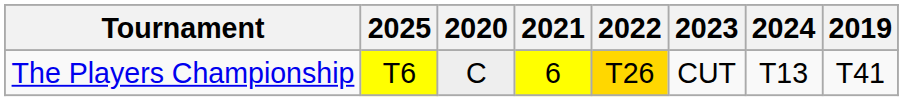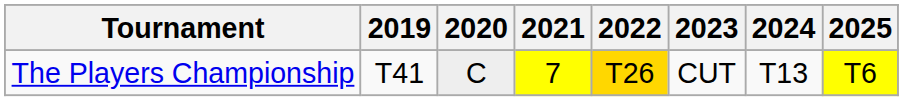columns swapped: (860, 28) <-> (399, 28)
(553, 73) 6 -> (553, 73) 7
